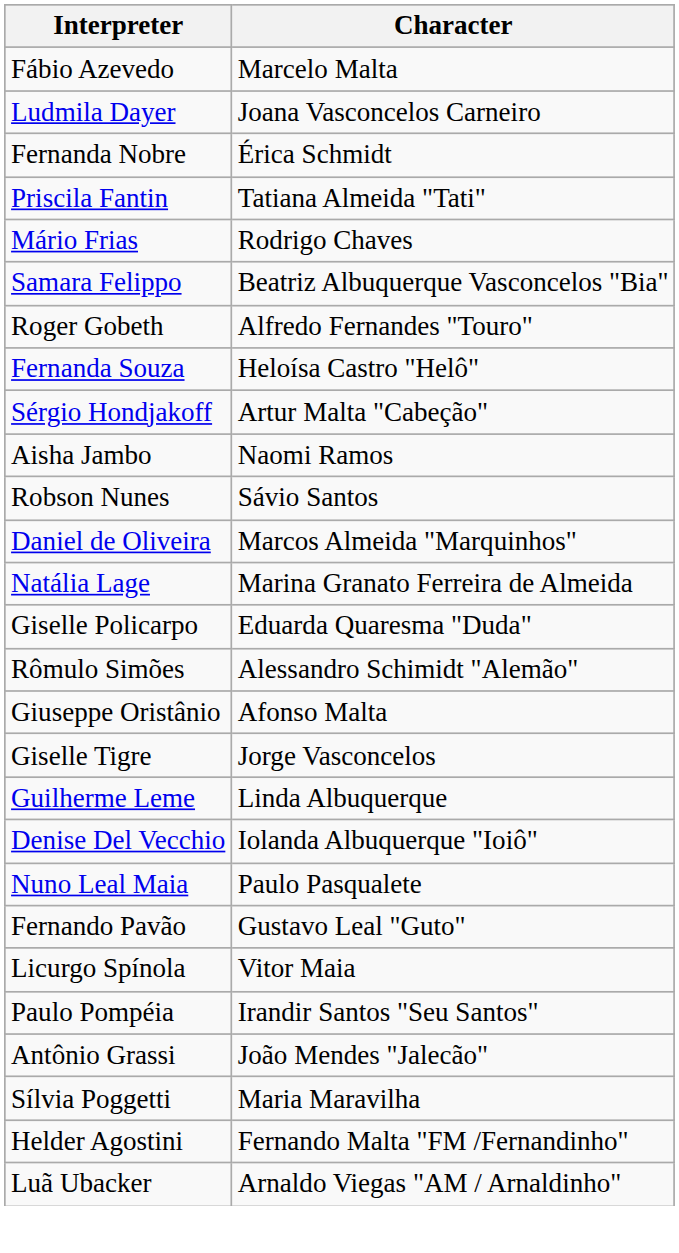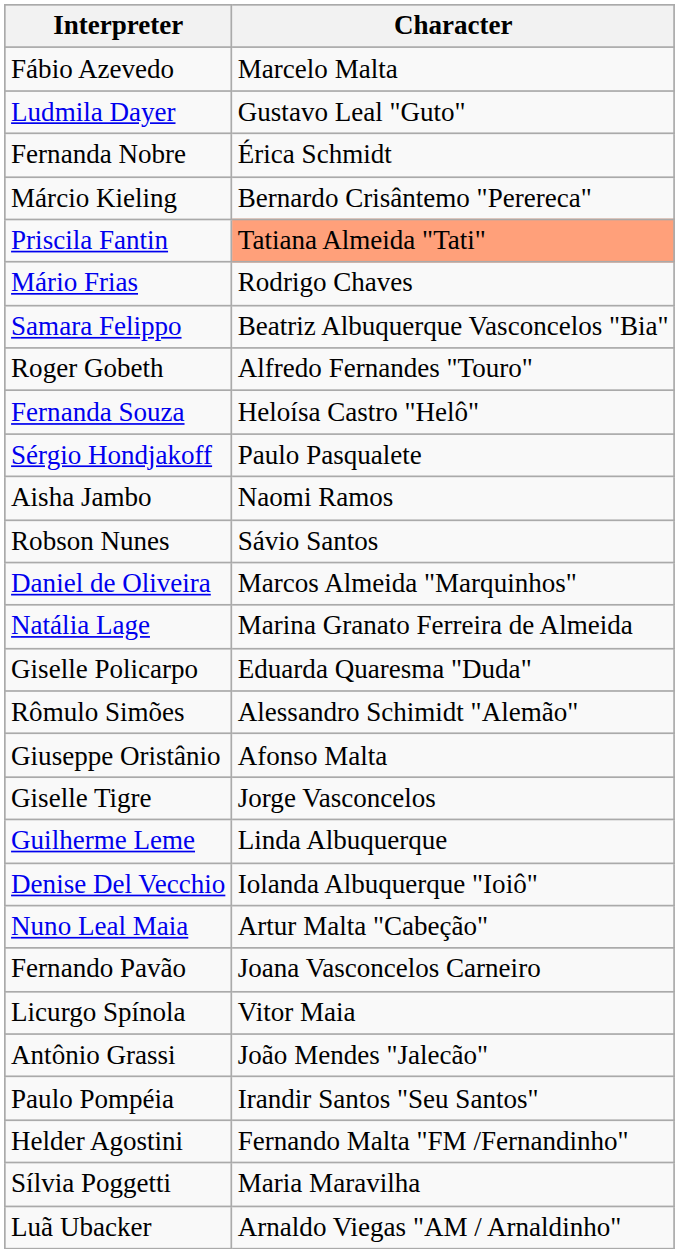(389, 111) Joana Vasconcelos Carneiro -> (352, 111) Gustavo Leal "Guto"
+ row: (94, 197)
(362, 197) no background -> (362, 240) lightsalmon background
(363, 411) Artur Malta "Cabeção" -> (330, 454) Paulo Pasqualete
(330, 883) Paulo Pasqualete -> (363, 926) Artur Malta "Cabeção"
(352, 926) Gustavo Leal "Guto" -> (389, 969) Joana Vasconcelos Carneiro
rows swapped: (93, 1055) <-> (93, 1012)
rows swapped: (91, 1098) <-> (97, 1140)
